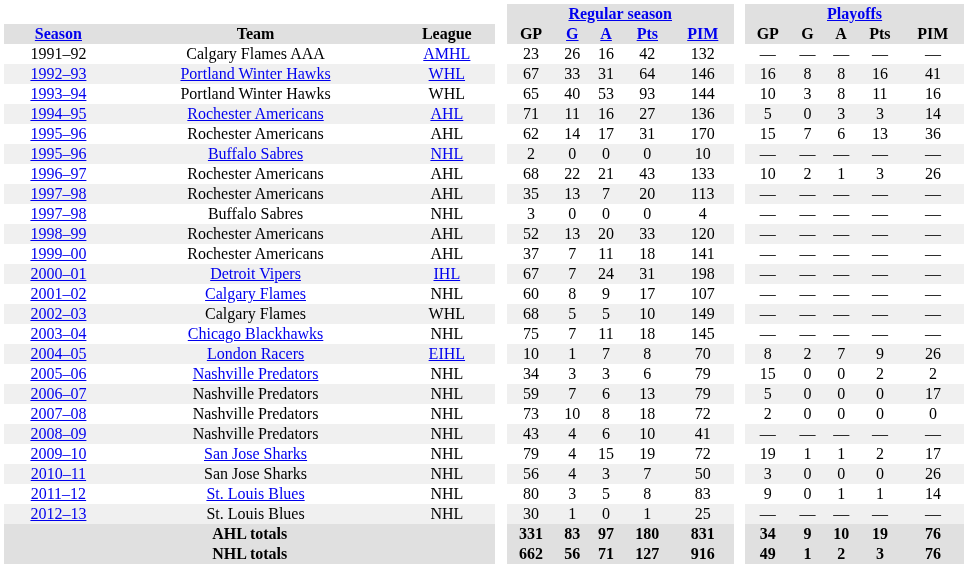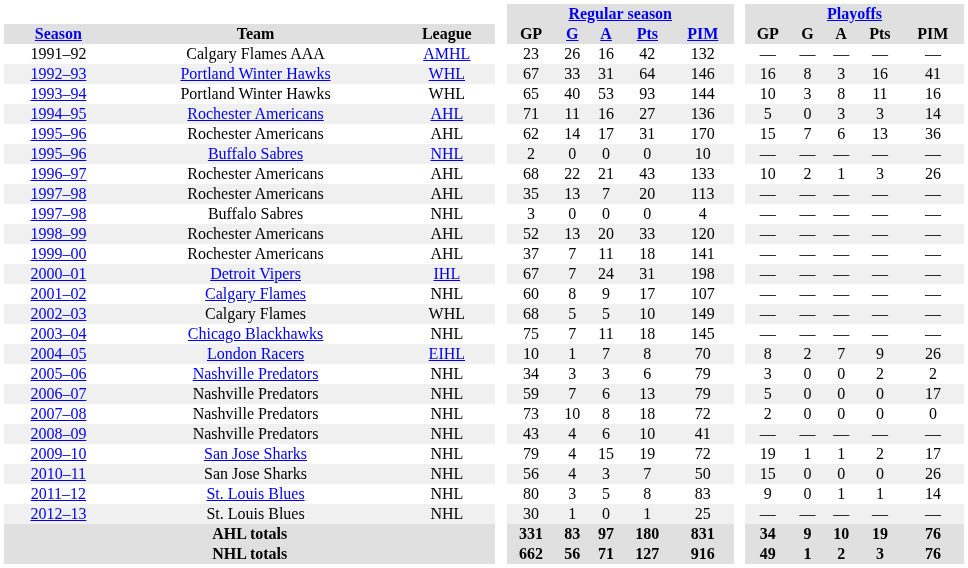(841, 74) 8 -> (841, 74) 3
(768, 374) 15 -> (768, 374) 3
(768, 474) 3 -> (768, 474) 15
